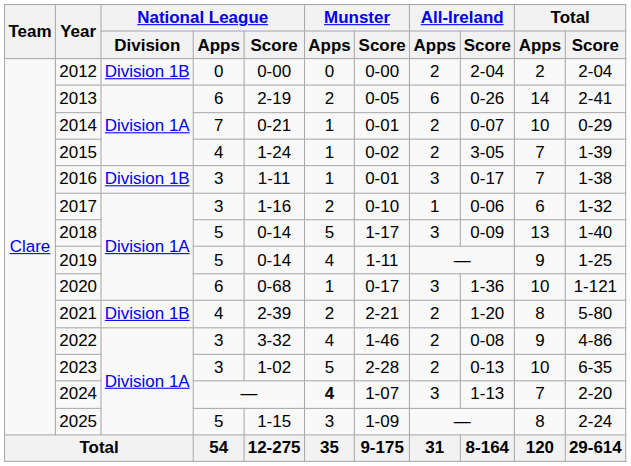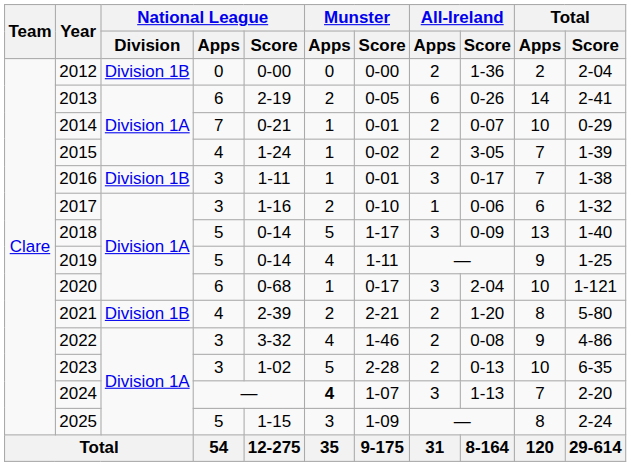(487, 71) 2-04 -> (487, 71) 1-36
(487, 286) 1-36 -> (487, 286) 2-04
